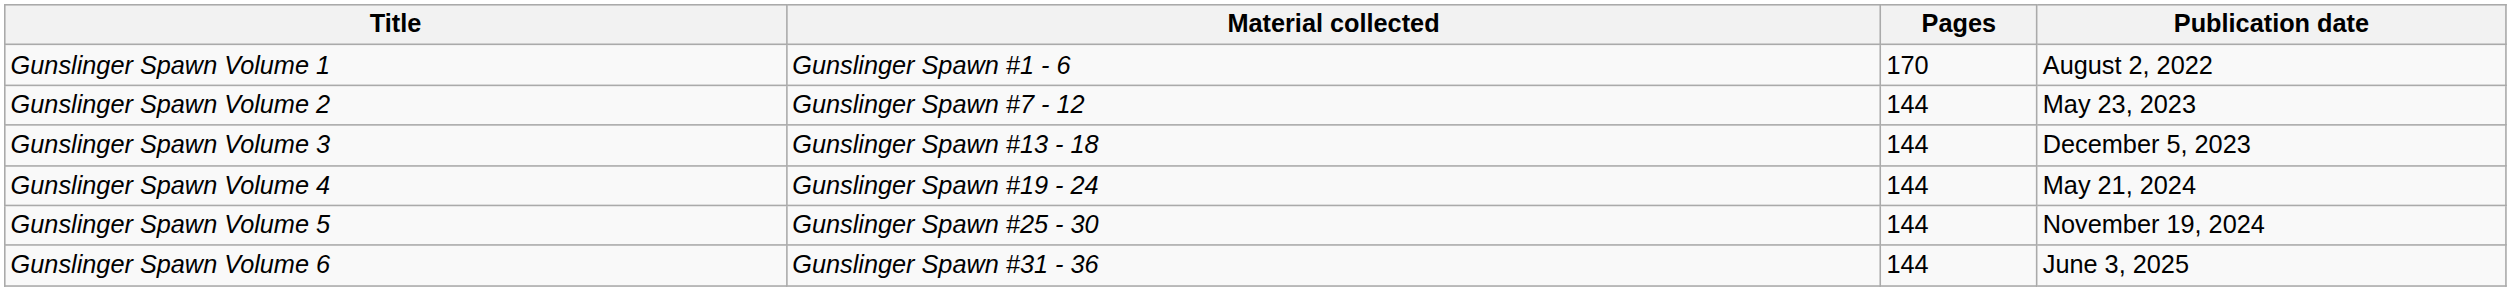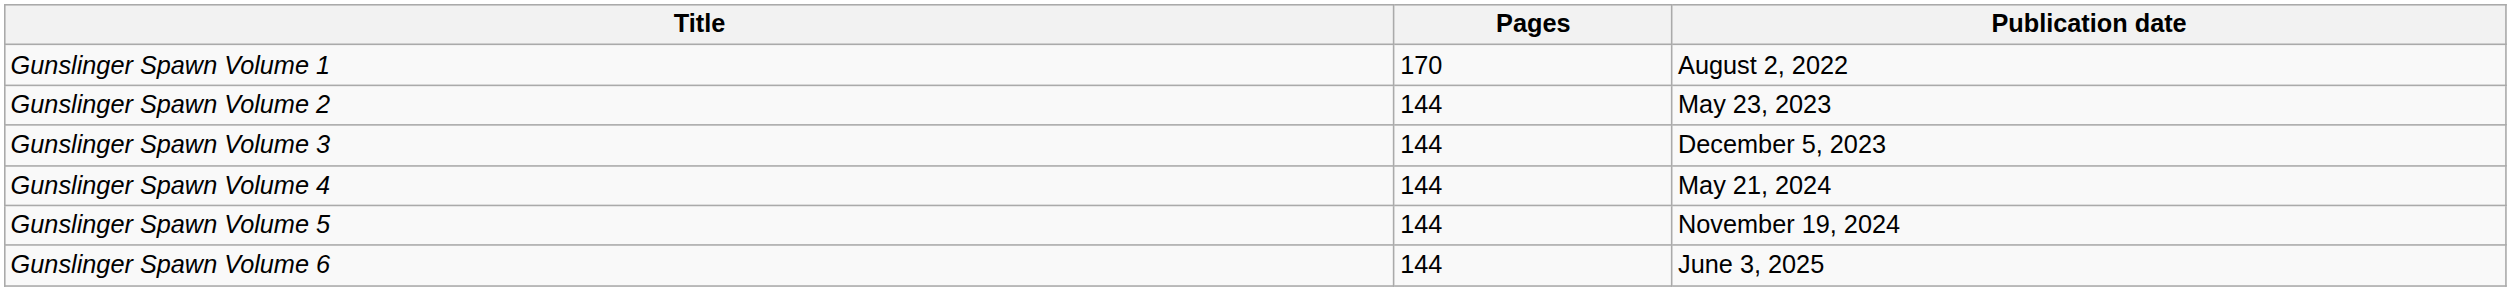- column: (1334, 24)
